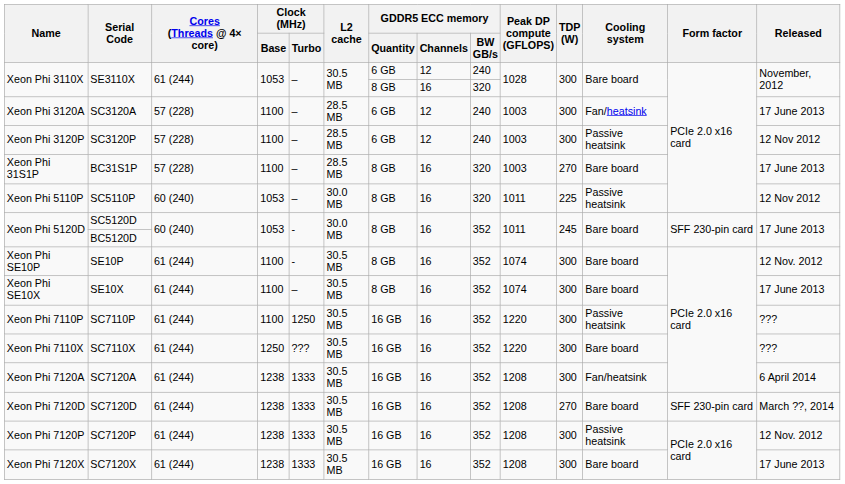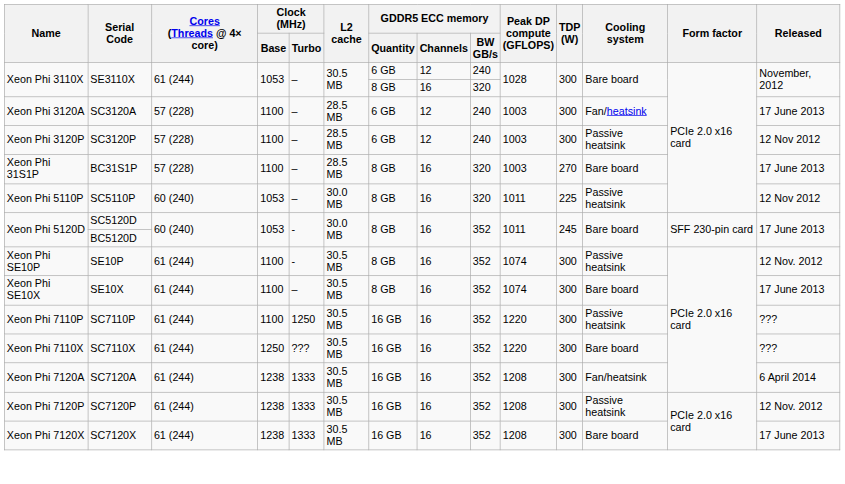(612, 261) Bare board -> (605, 261) Passive heatsink
- row: (46, 406)
